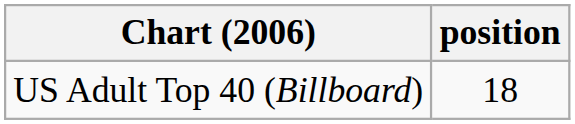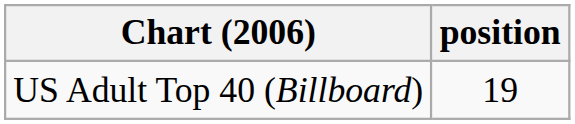(500, 89) 18 -> (500, 89) 19
